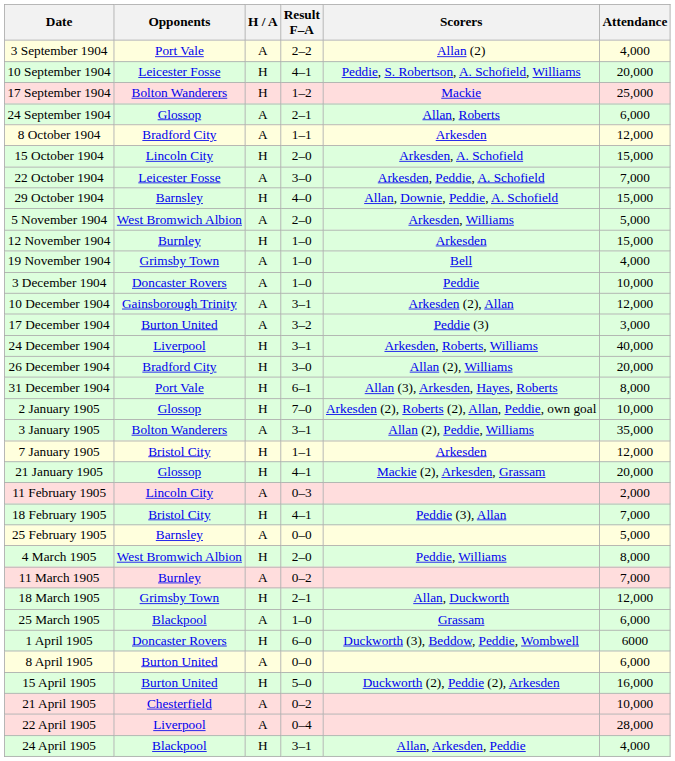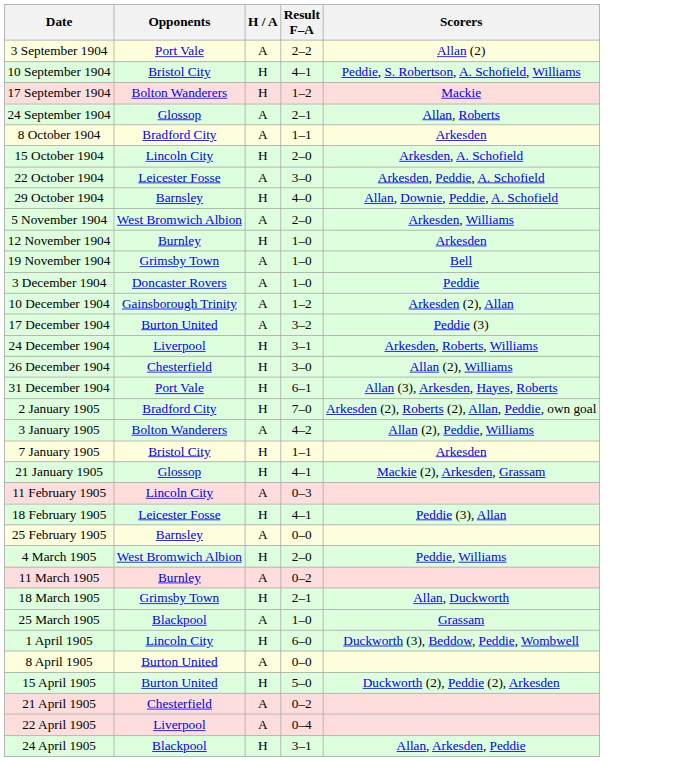- column: (635, 22)
(179, 72) Leicester Fosse -> (179, 72) Bristol City
(302, 303) 3–1 -> (302, 303) 1–2
(179, 366) Bradford City -> (179, 366) Chesterfield
(179, 409) Glossop -> (179, 409) Bradford City
(302, 430) 3–1 -> (302, 430) 4–2
(179, 514) Bristol City -> (179, 514) Leicester Fosse
(179, 640) Doncaster Rovers -> (179, 640) Lincoln City
